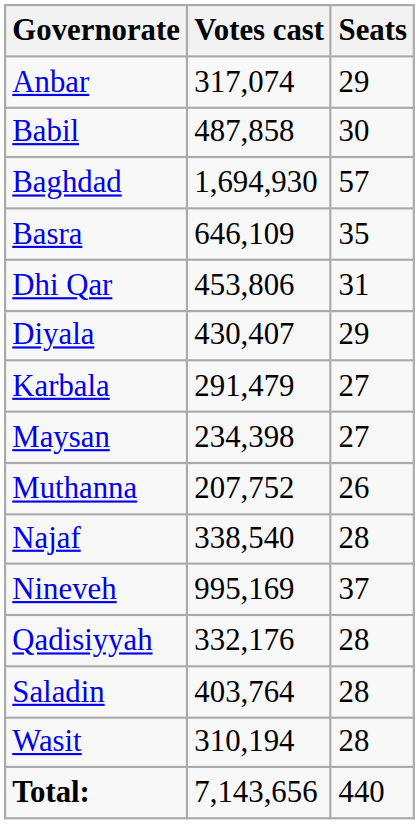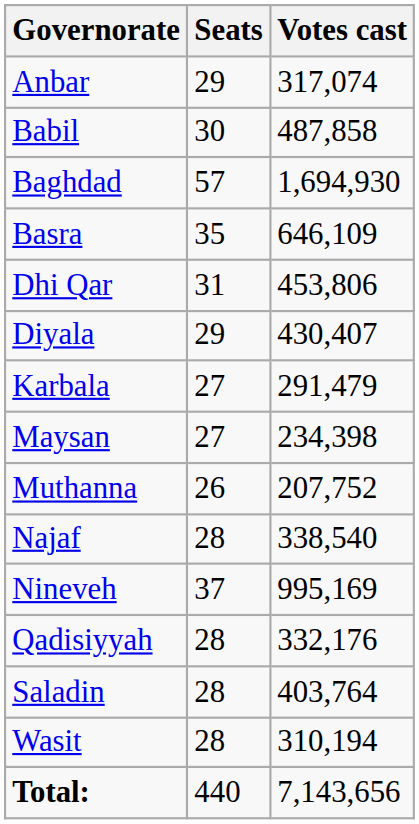columns swapped: (259, 30) <-> (373, 30)
